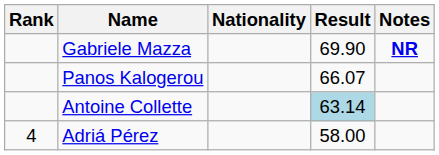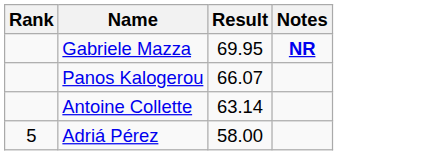- column: (259, 19)
(342, 48) 69.90 -> (240, 48) 69.95
(342, 107) lightblue background -> (240, 107) no background
(31, 136) 4 -> (31, 136) 5
